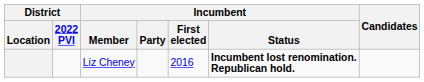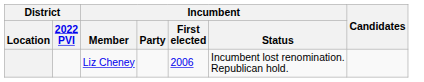(182, 63) 2016 -> (182, 63) 2006
(284, 63) bold -> (278, 63) normal
